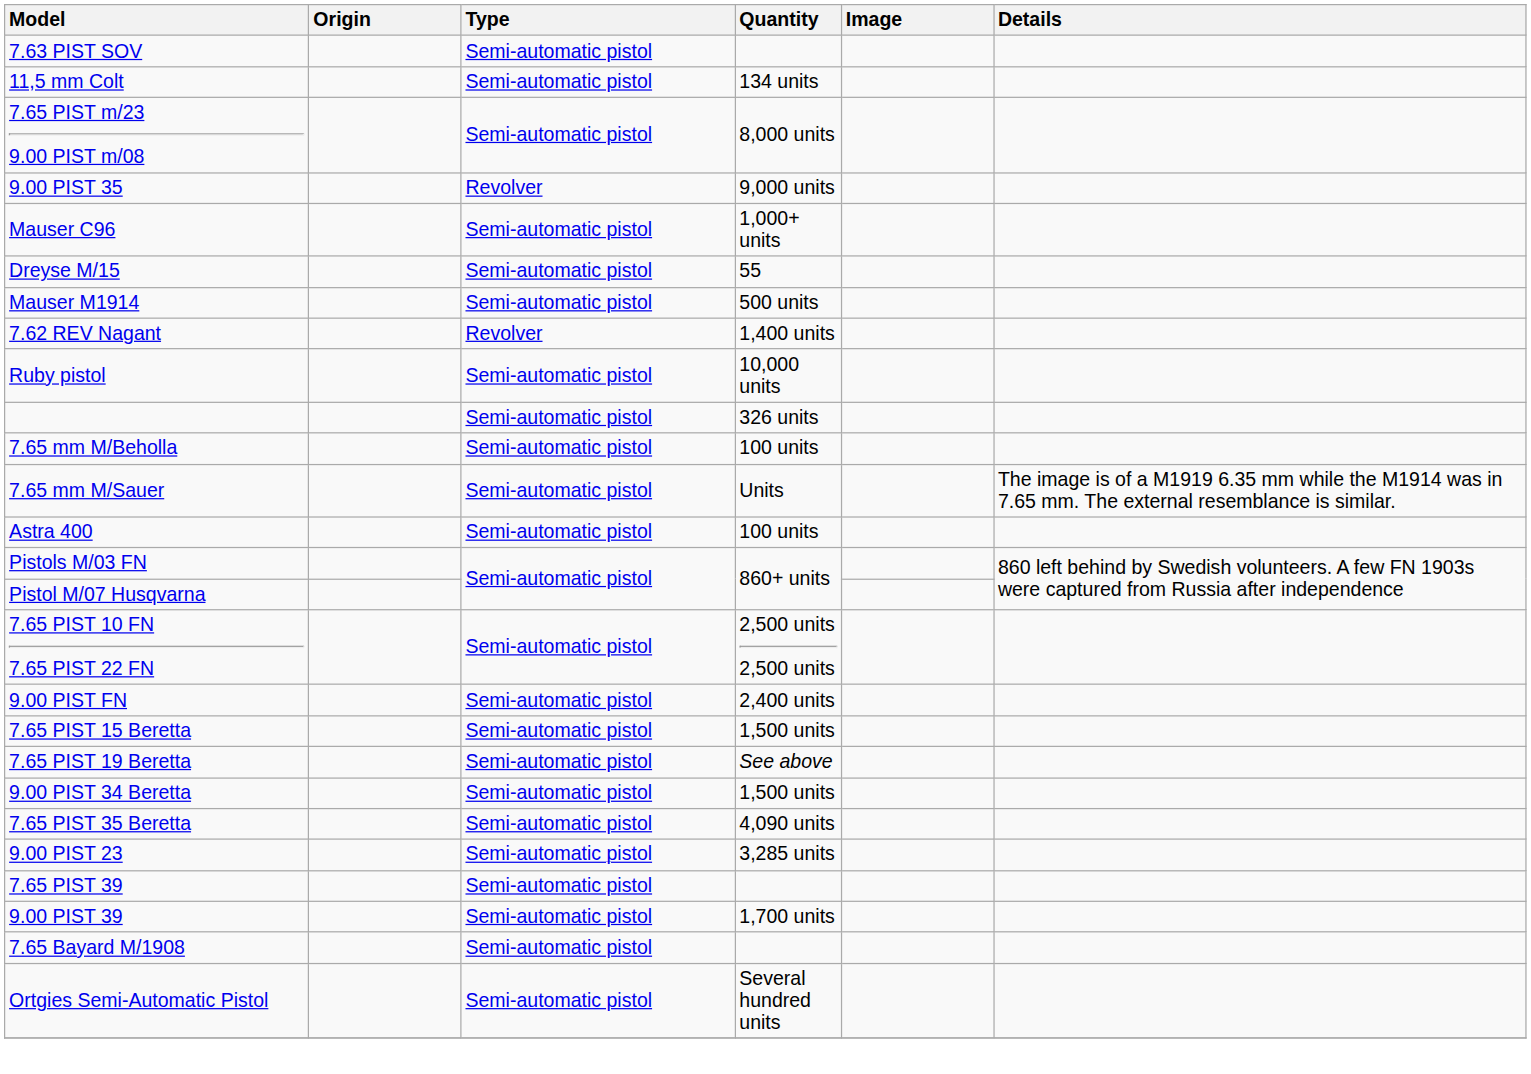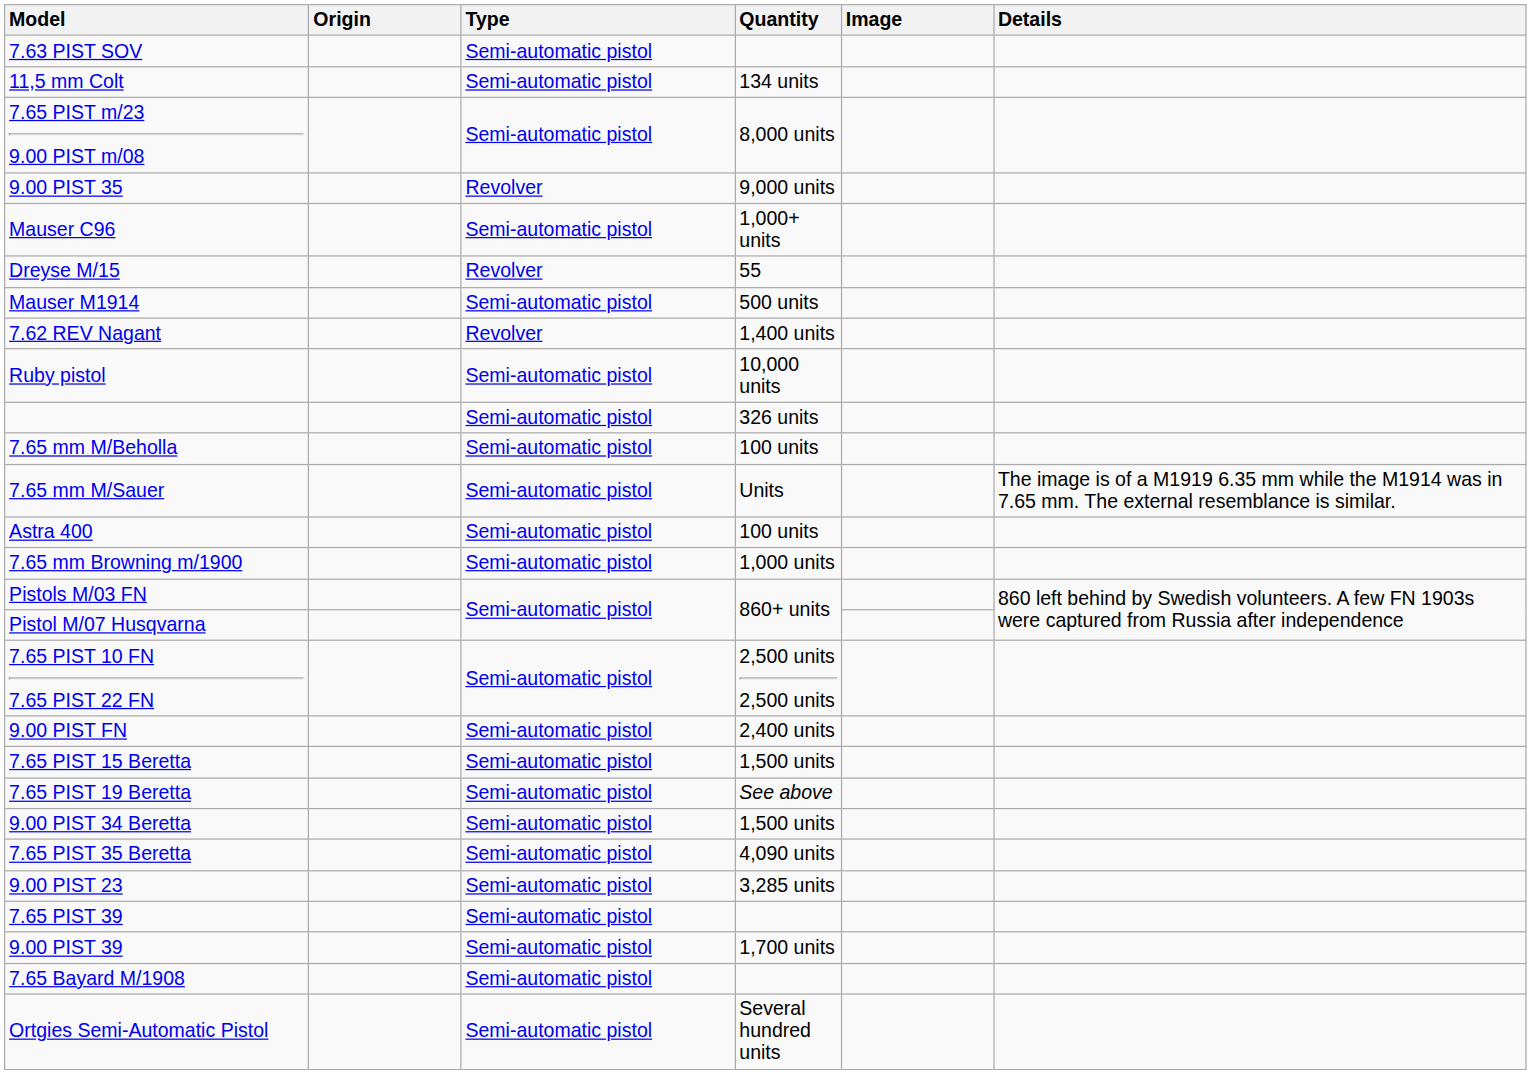(559, 271) Semi-automatic pistol -> (504, 271) Revolver
+ row: (126, 563)
